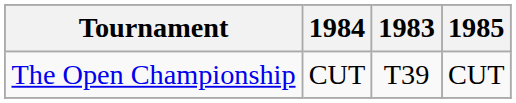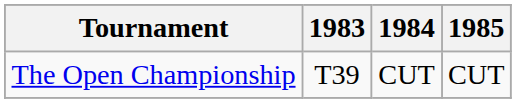columns swapped: (407, 27) <-> (337, 27)
